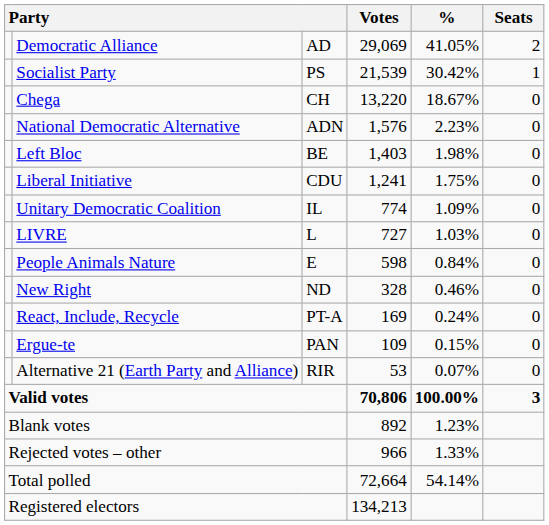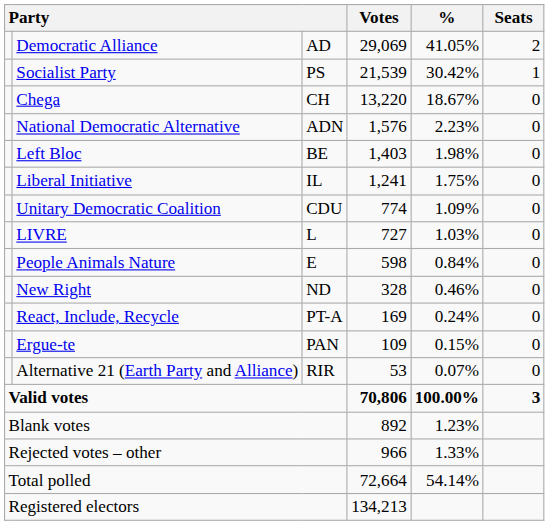(324, 180) CDU -> (314, 180) IL
(314, 208) IL -> (324, 208) CDU
